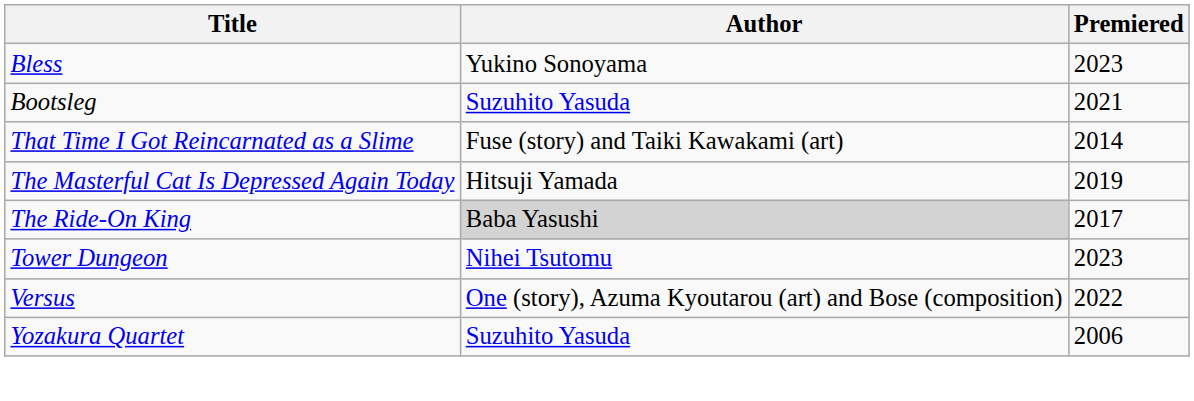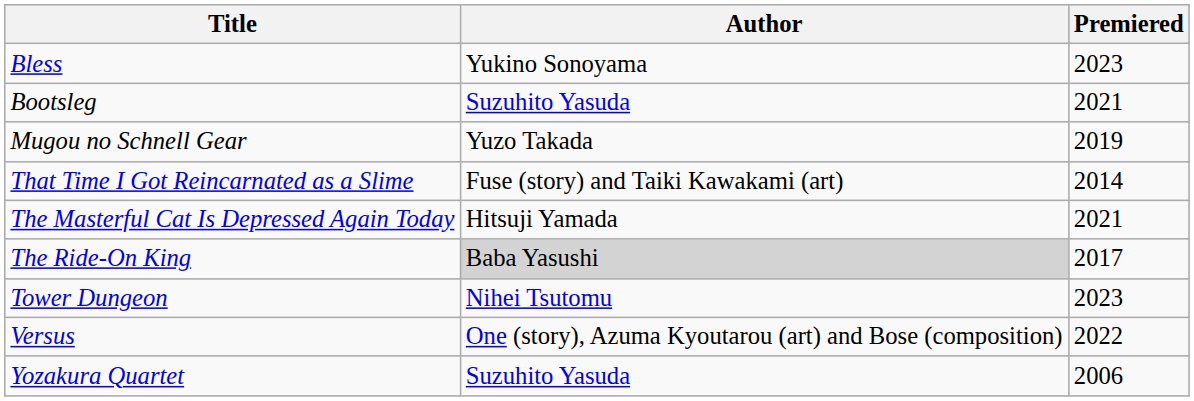+ row: (128, 141)
(1098, 180) 2019 -> (1098, 219) 2021
